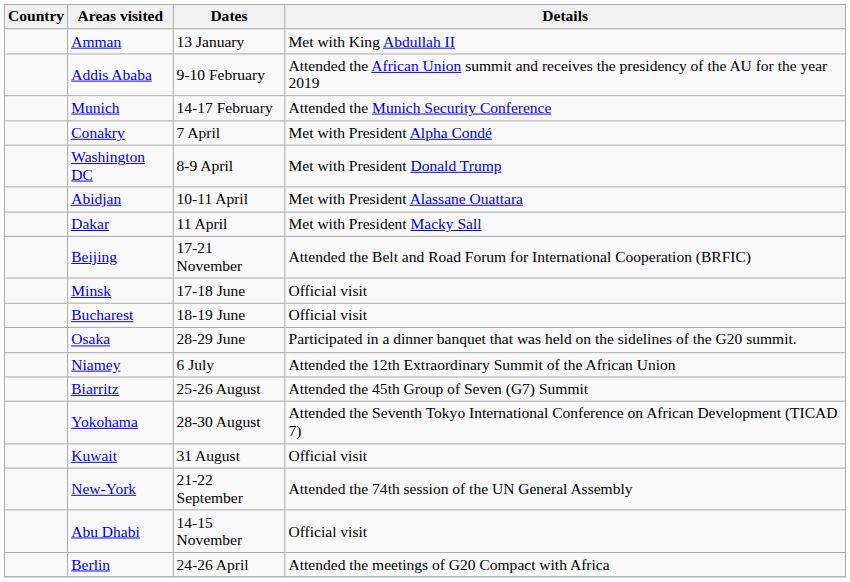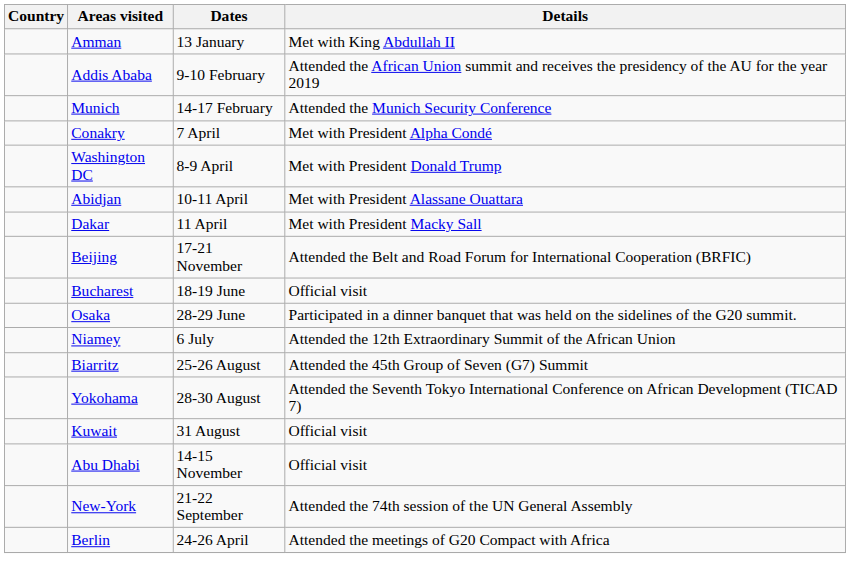- row: (91, 290)
rows swapped: (104, 489) <-> (106, 531)
